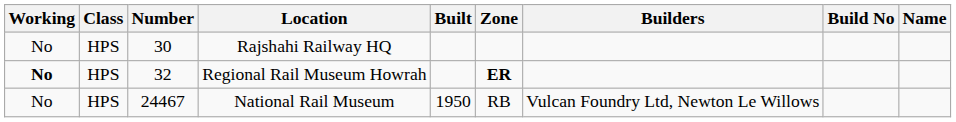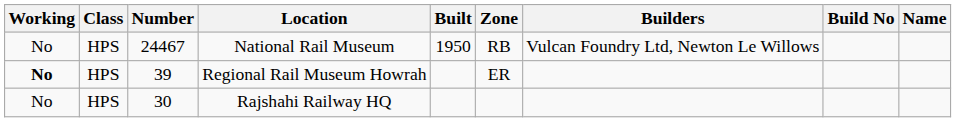rows swapped: (314, 46) <-> (314, 102)
(163, 74) 32 -> (163, 74) 39
(499, 74) bold -> (499, 74) normal
